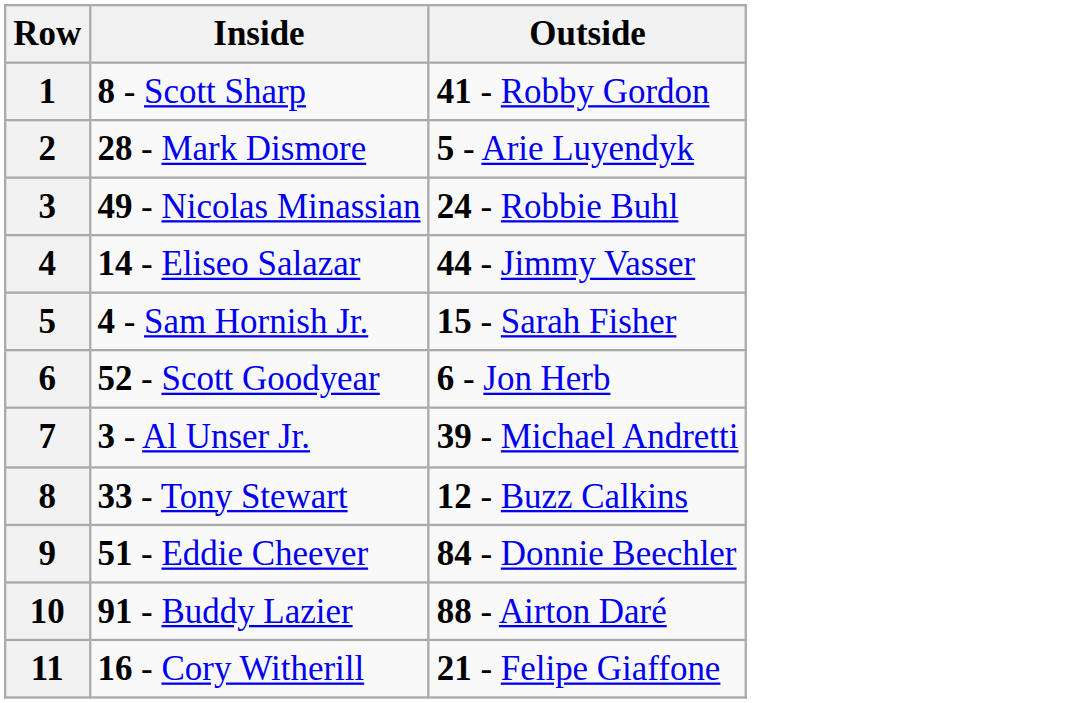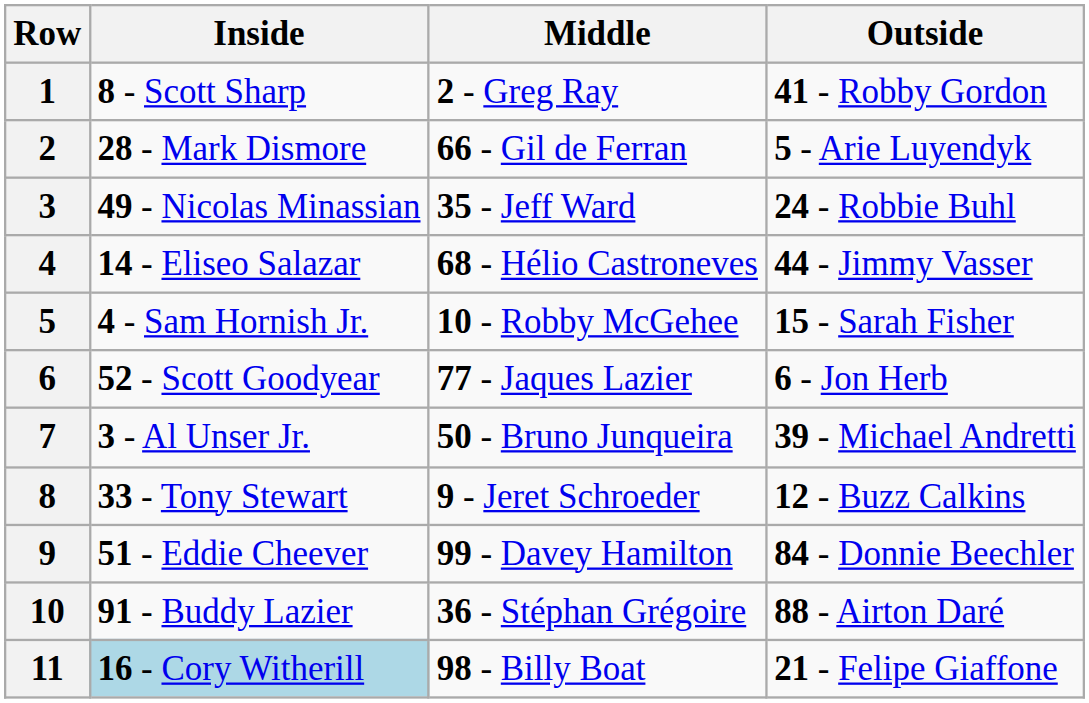+ column: (597, 33)
(231, 667) no background -> (231, 667) lightblue background
